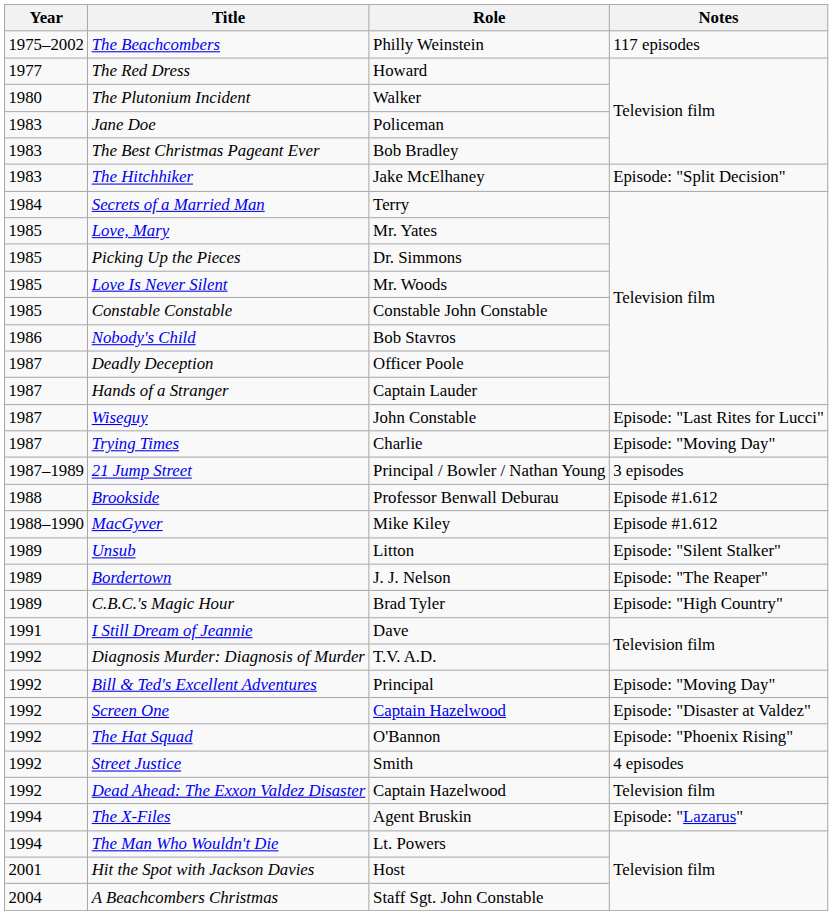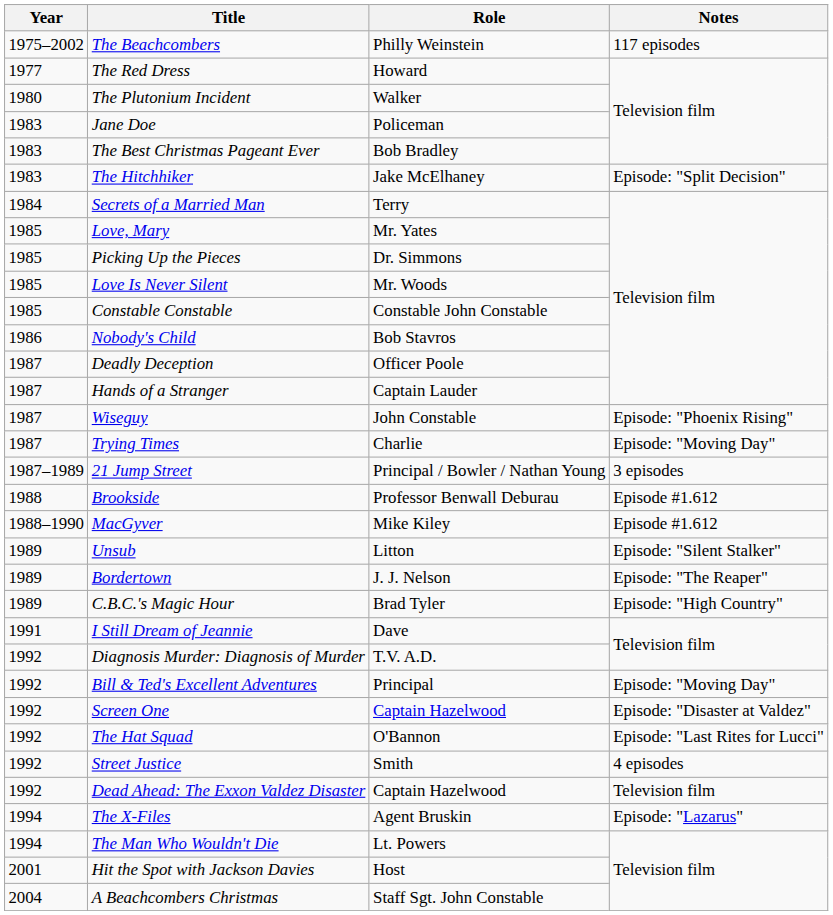(719, 417) Episode: "Last Rites for Lucci" -> (703, 417) Episode: "Phoenix Rising"
(703, 737) Episode: "Phoenix Rising" -> (719, 737) Episode: "Last Rites for Lucci"
